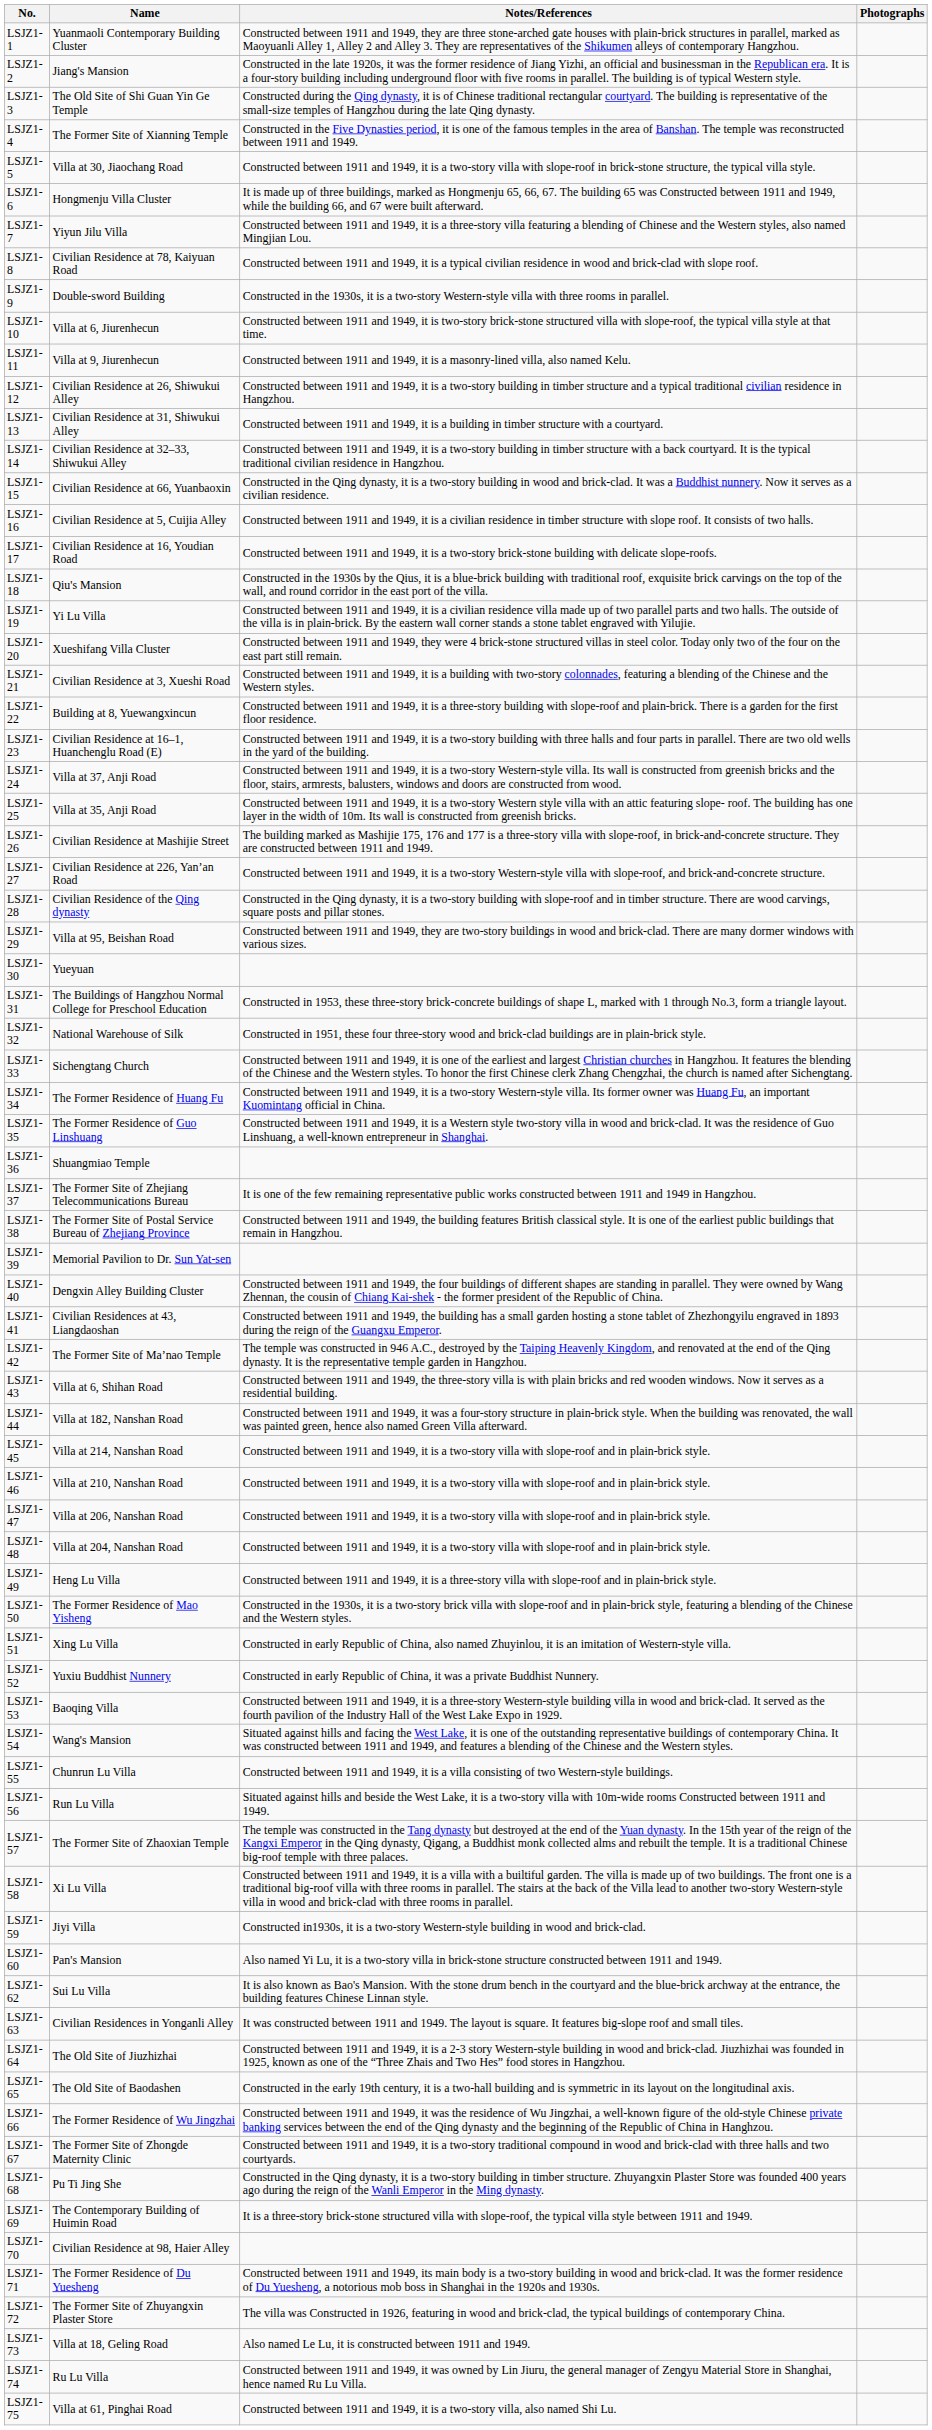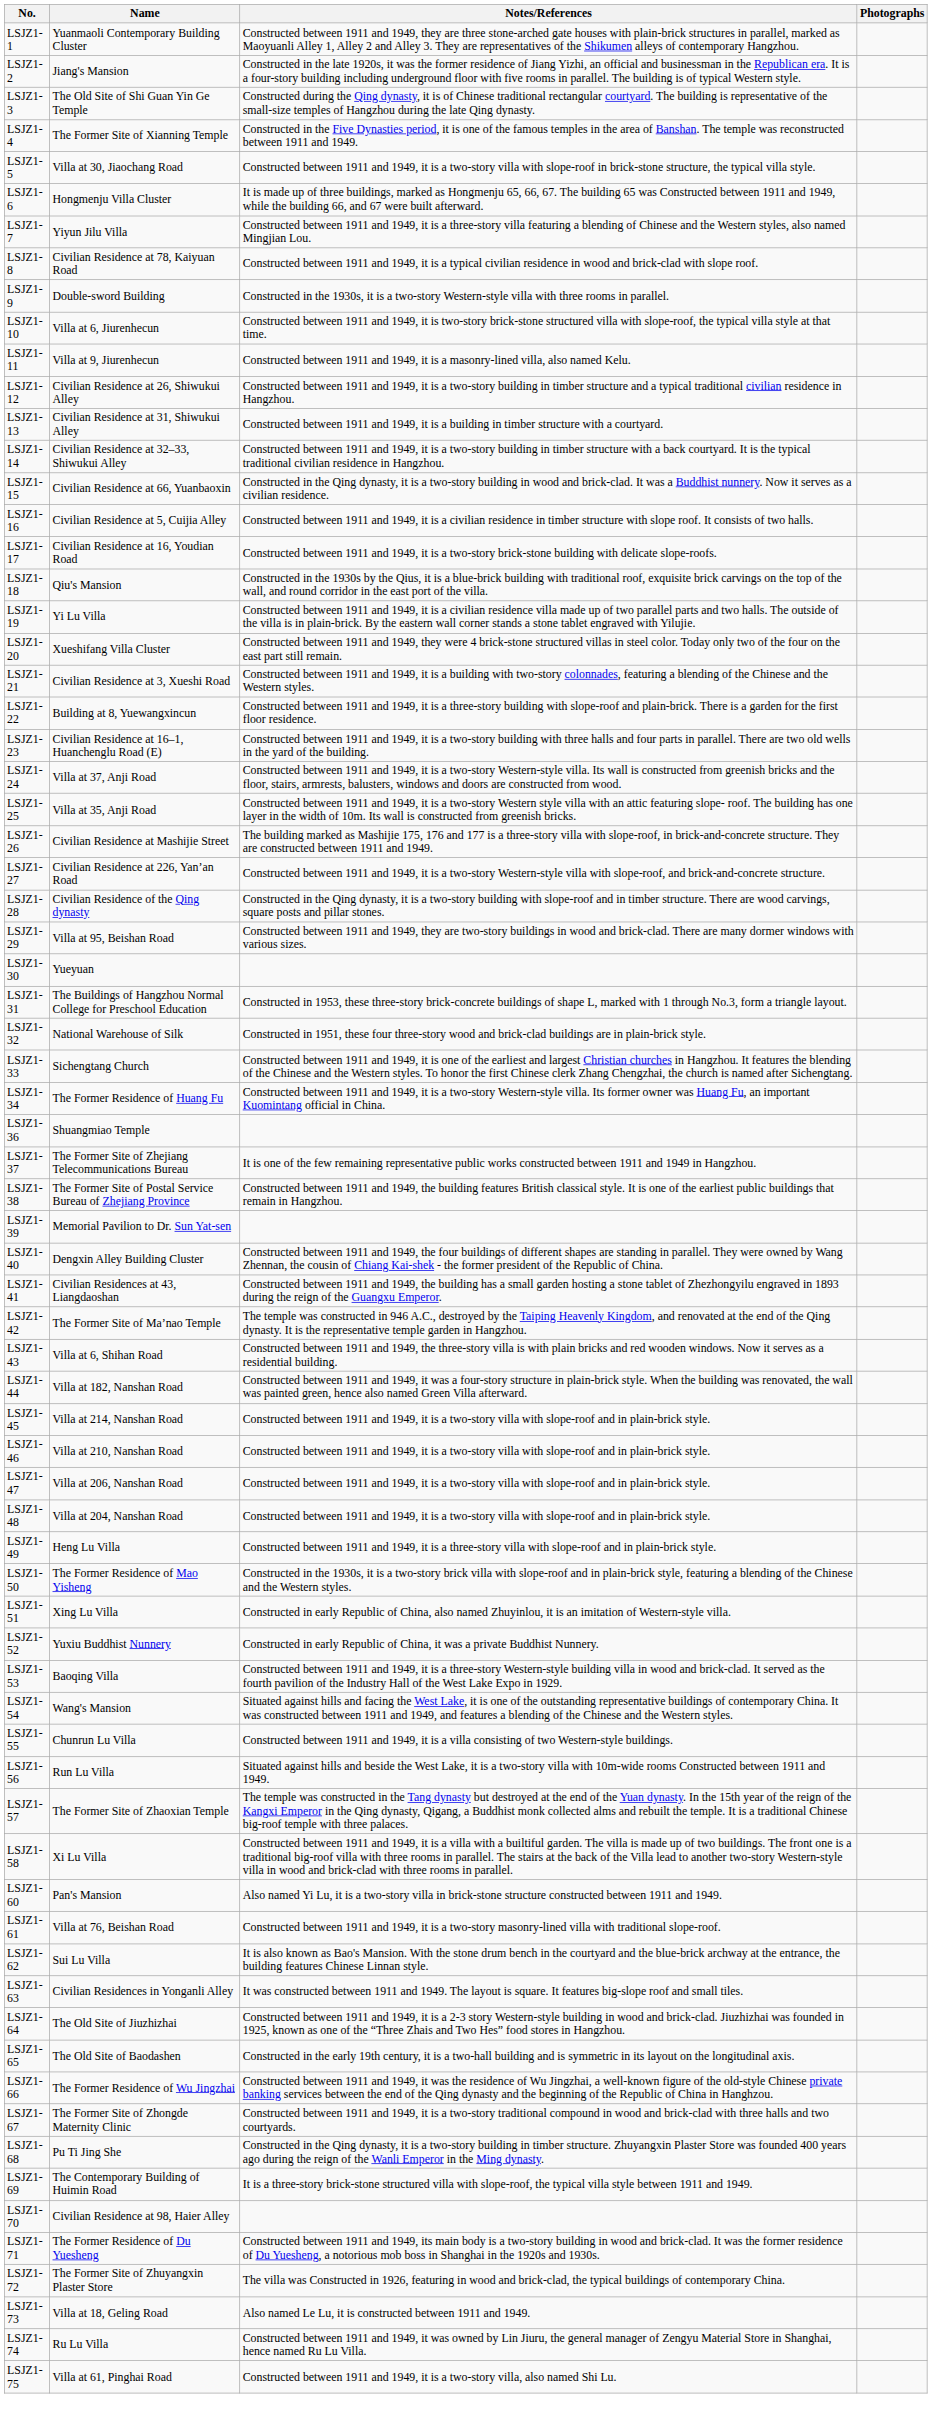- row: (25, 1130)
- row: (25, 1927)
+ row: (25, 1927)
